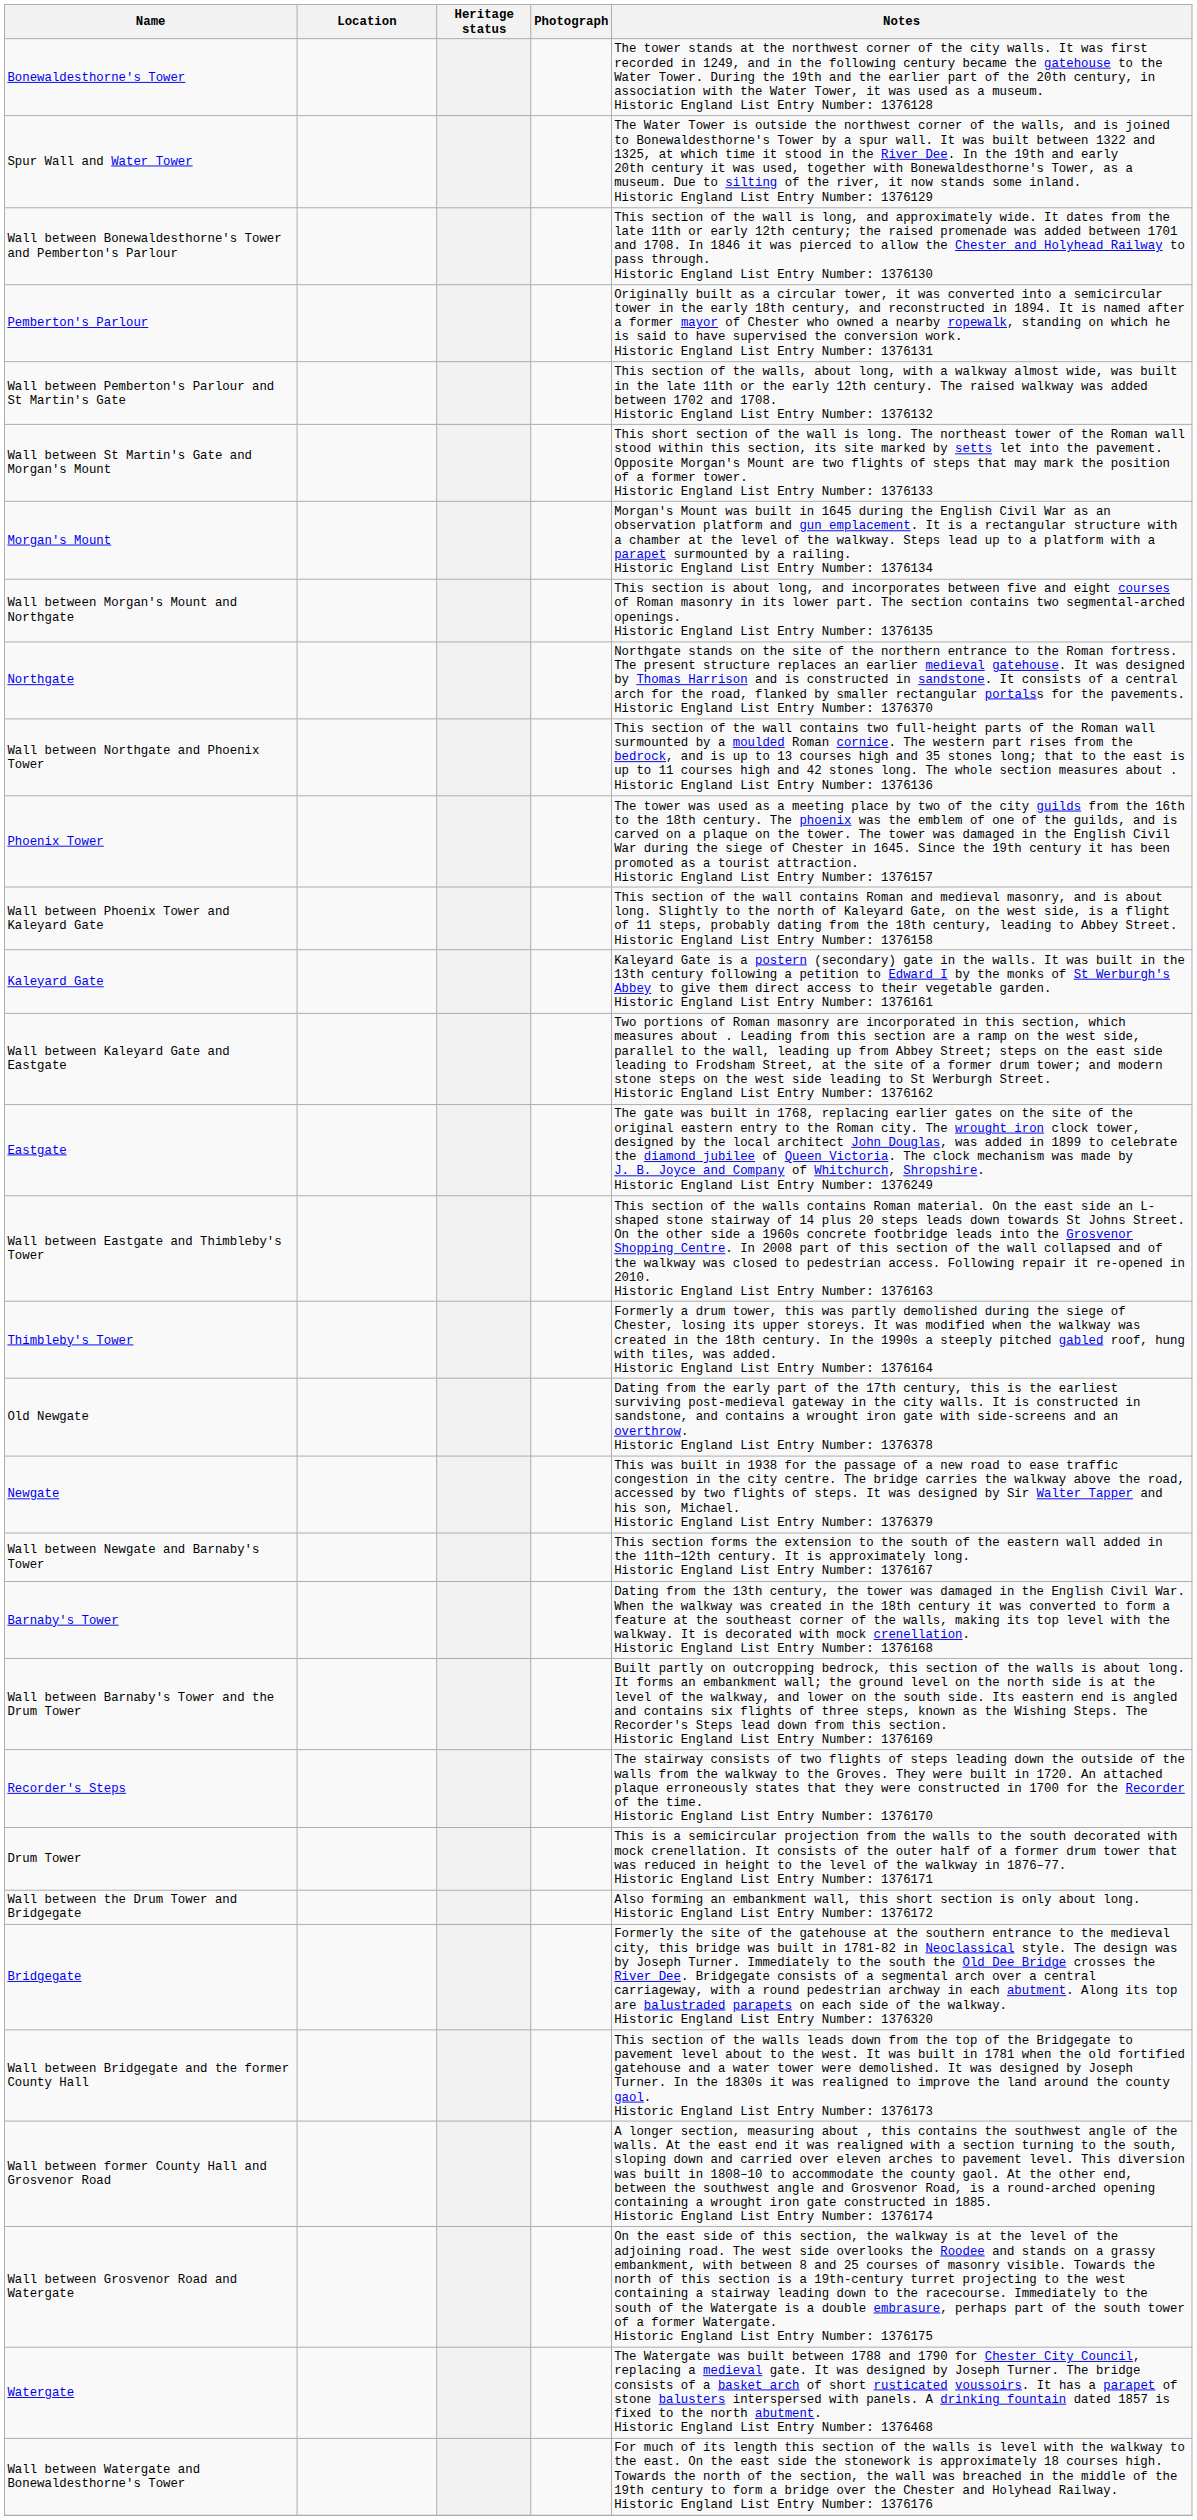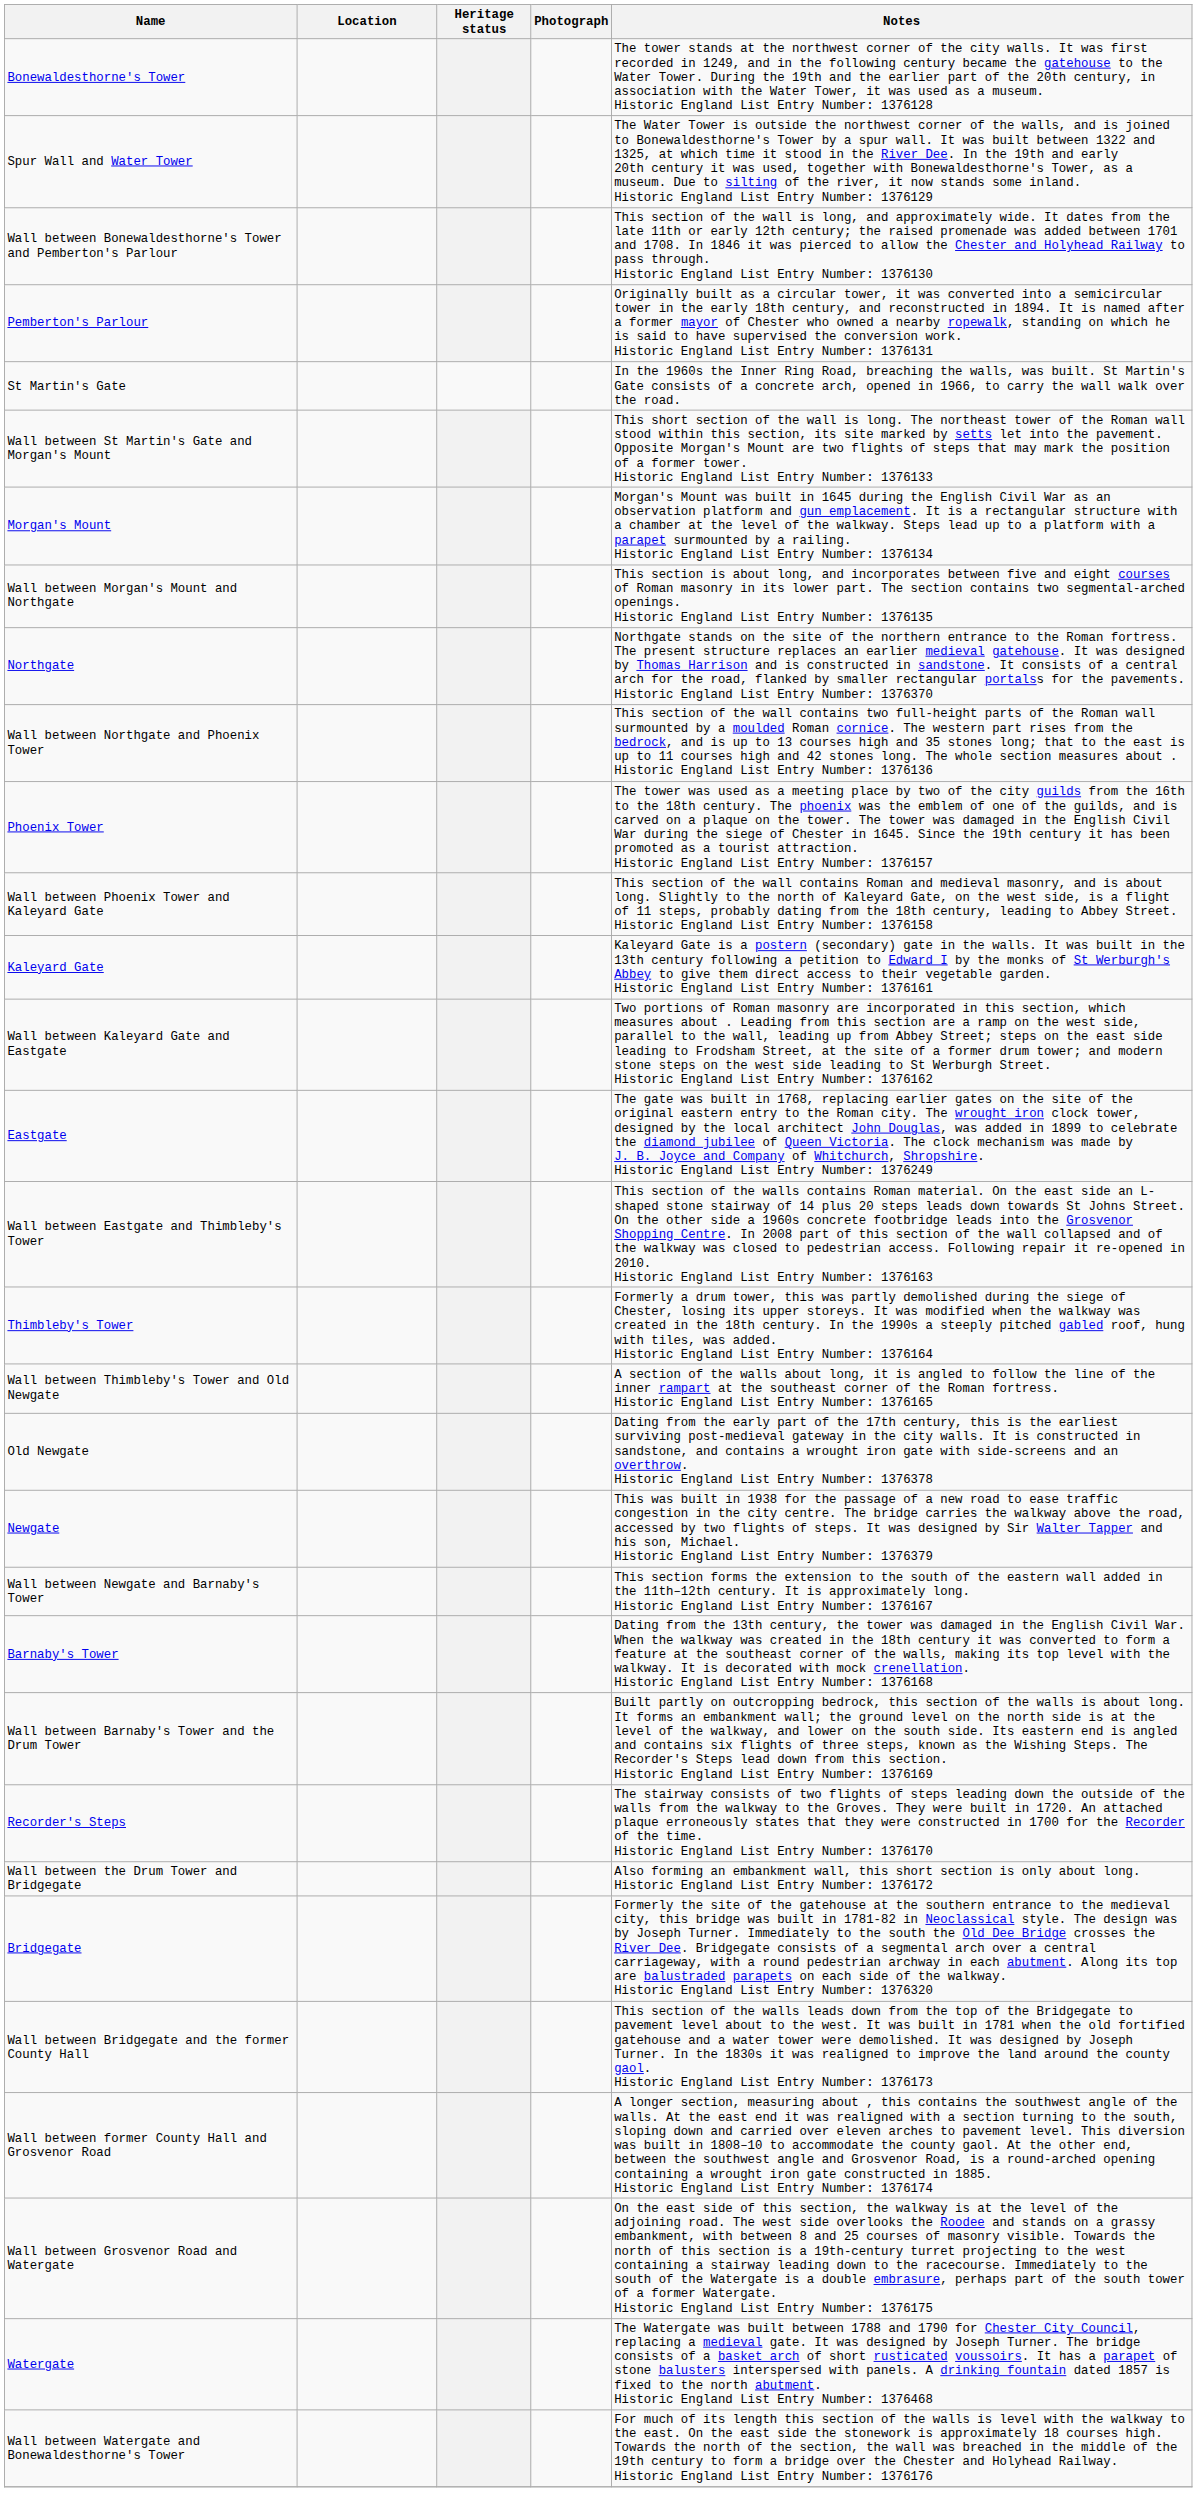- row: (141, 393)
+ row: (67, 386)
+ row: (148, 1389)
- row: (44, 1858)
